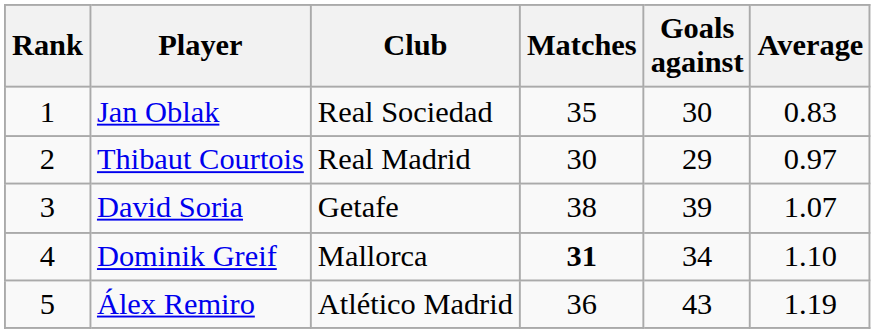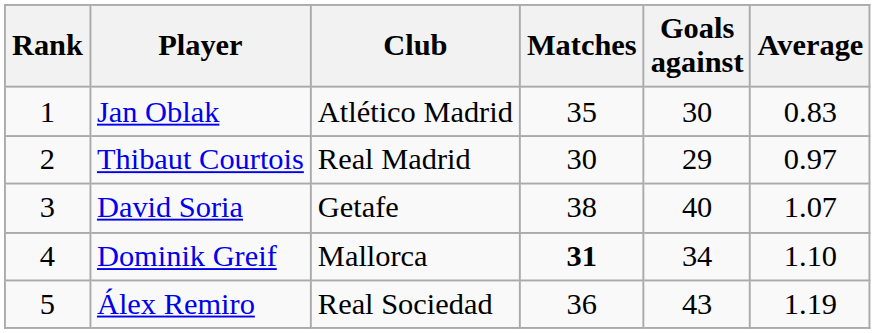(405, 111) Real Sociedad -> (415, 111) Atlético Madrid
(697, 207) 39 -> (697, 207) 40
(415, 303) Atlético Madrid -> (405, 303) Real Sociedad
